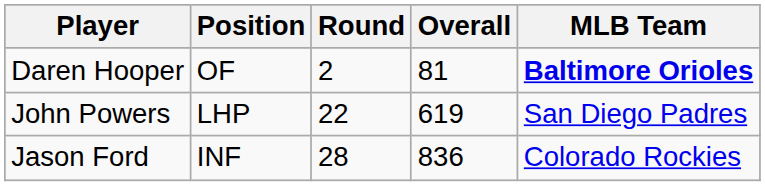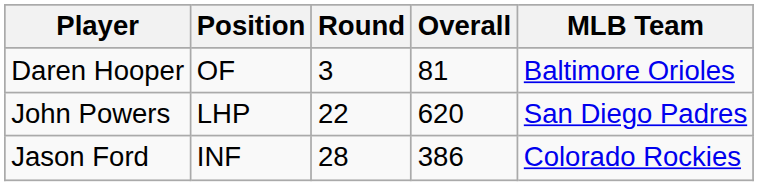(326, 69) 2 -> (326, 69) 3
(639, 69) bold -> (629, 69) normal
(441, 113) 619 -> (441, 113) 620
(441, 157) 836 -> (441, 157) 386
